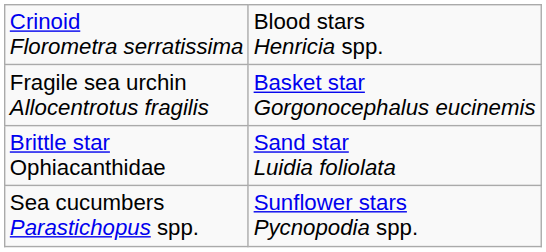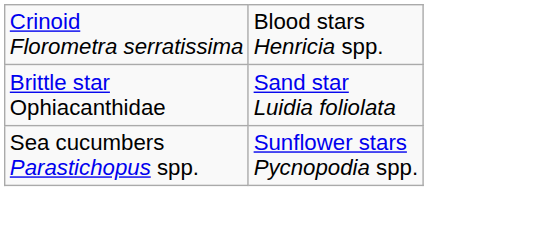- row: (109, 94)
